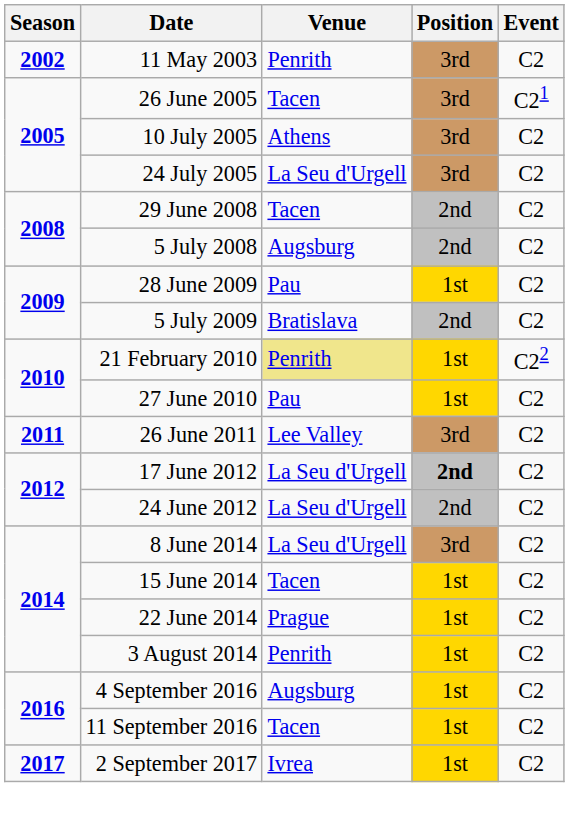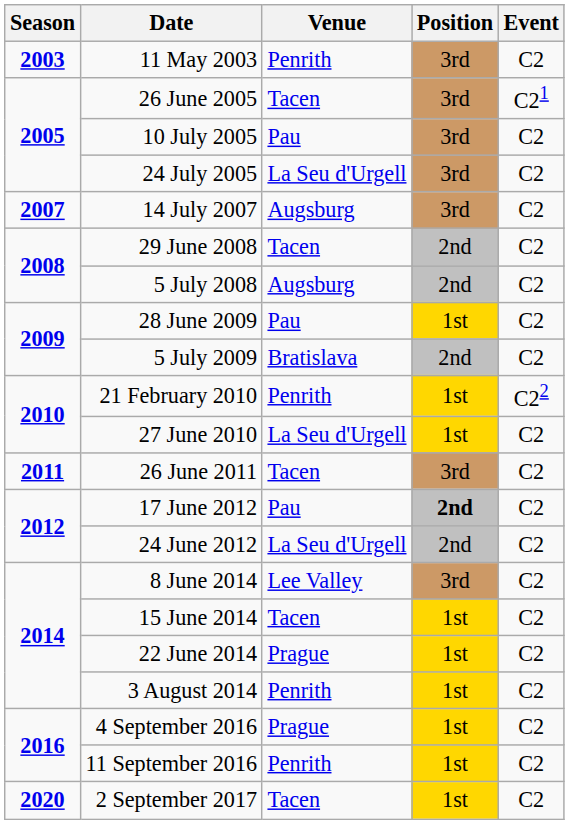(43, 59) 2002 -> (43, 59) 2003
(299, 137) Athens -> (284, 137) Pau
+ row: (200, 210)
(299, 359) khaki background -> (299, 395) no background
(284, 397) Pau -> (337, 434) La Seu d'Urgell
(315, 434) Lee Valley -> (294, 471) Tacen
(337, 471) La Seu d'Urgell -> (284, 507) Pau
(337, 544) La Seu d'Urgell -> (315, 580) Lee Valley
(311, 690) Augsburg -> (298, 727) Prague
(294, 727) Tacen -> (299, 763) Penrith
(43, 763) 2017 -> (43, 800) 2020
(290, 763) Ivrea -> (294, 800) Tacen
